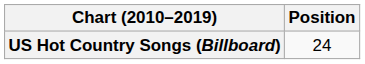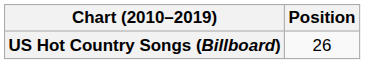(322, 44) 24 -> (322, 44) 26
